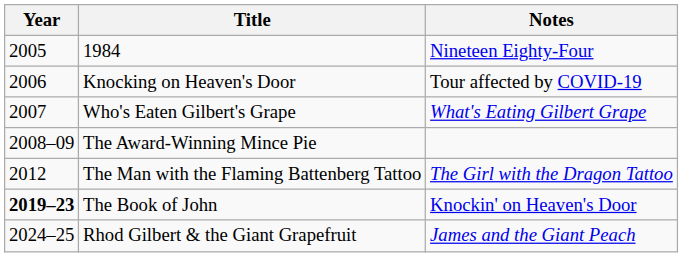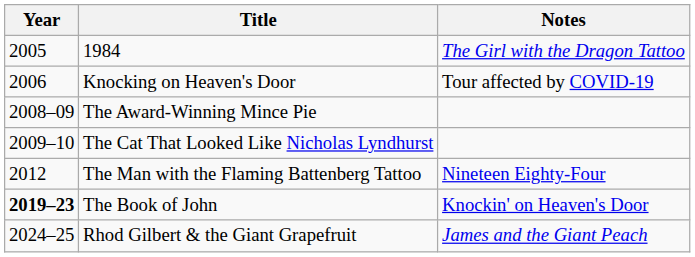(512, 50) Nineteen Eighty-Four -> (563, 50) The Girl with the Dragon Tattoo
- row: (189, 112)
+ row: (258, 143)
(551, 174) The Girl with the Dragon Tattoo -> (524, 174) Nineteen Eighty-Four
